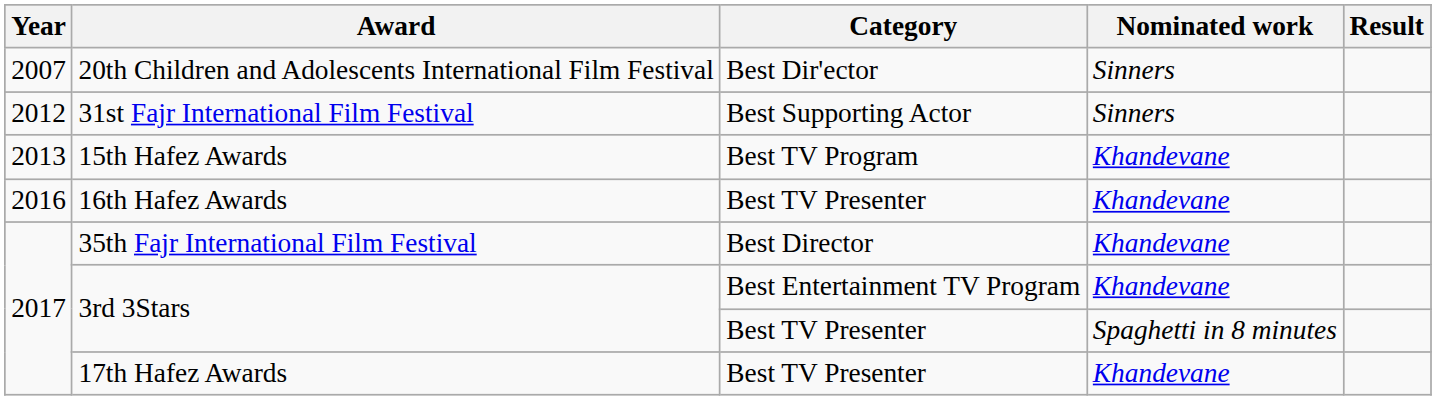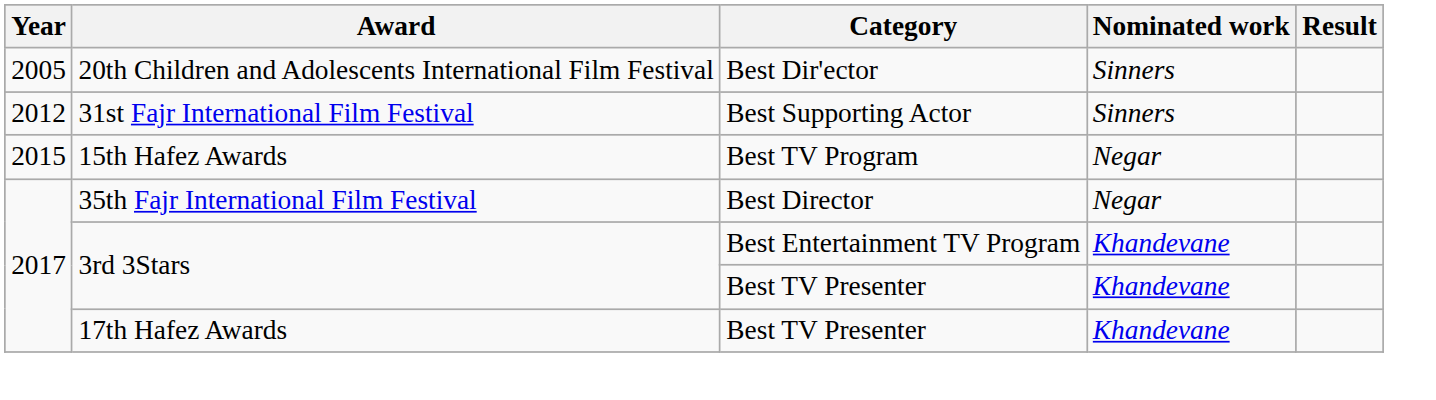(39, 69) 2007 -> (39, 69) 2005
(39, 156) 2013 -> (39, 156) 2015
(1161, 156) Khandevane -> (1127, 156) Negar
- row: (183, 199)
(1161, 243) Khandevane -> (1127, 199) Negar
(1215, 329) Spaghetti in 8 minutes -> (1161, 286) Khandevane
